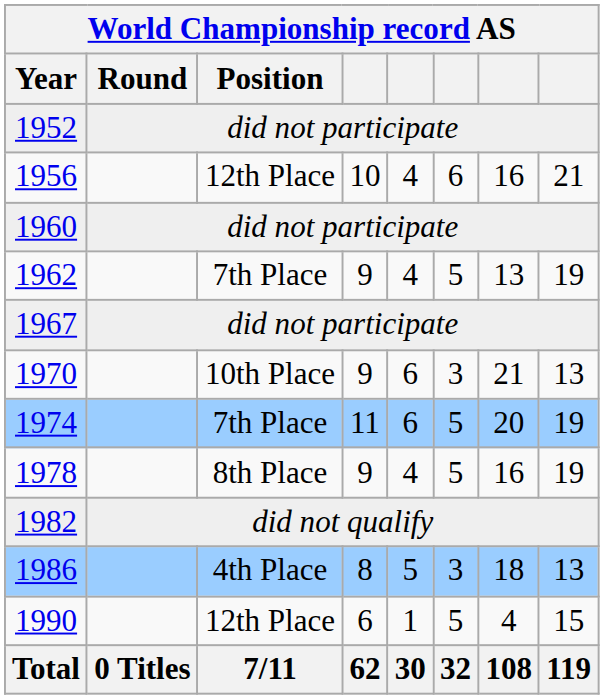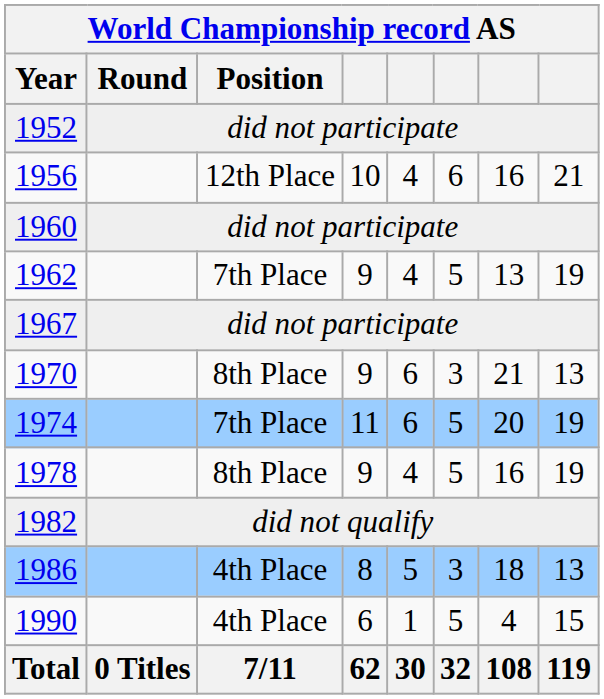(270, 373) 10th Place -> (270, 373) 8th Place
(270, 619) 12th Place -> (270, 619) 4th Place
